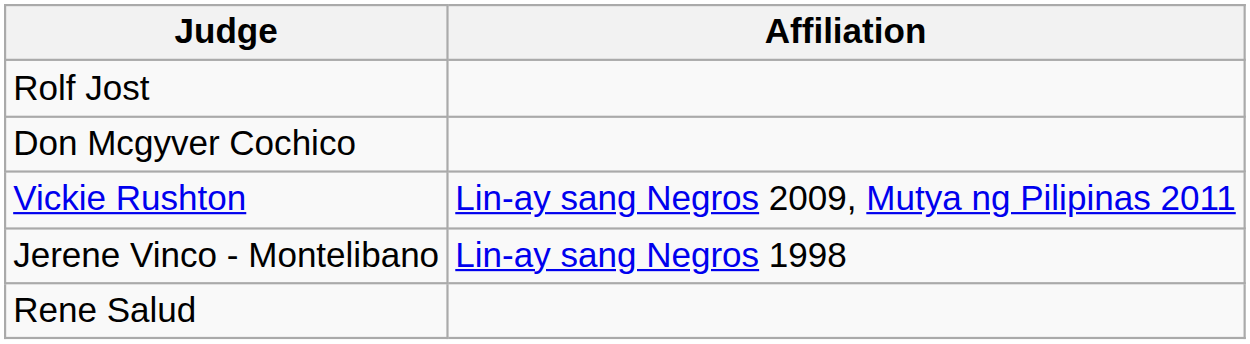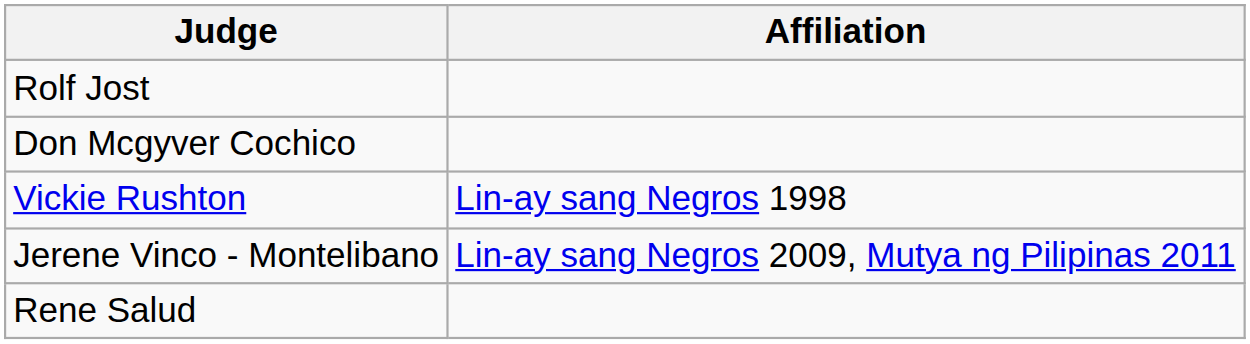(846, 198) Lin-ay sang Negros 2009, Mutya ng Pilipinas 2011 -> (651, 198) Lin-ay sang Negros 1998
(651, 254) Lin-ay sang Negros 1998 -> (846, 254) Lin-ay sang Negros 2009, Mutya ng Pilipinas 2011
